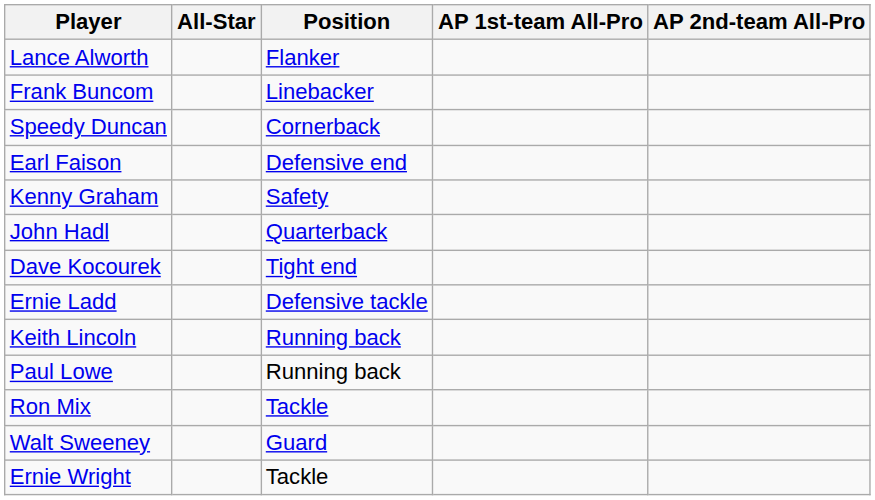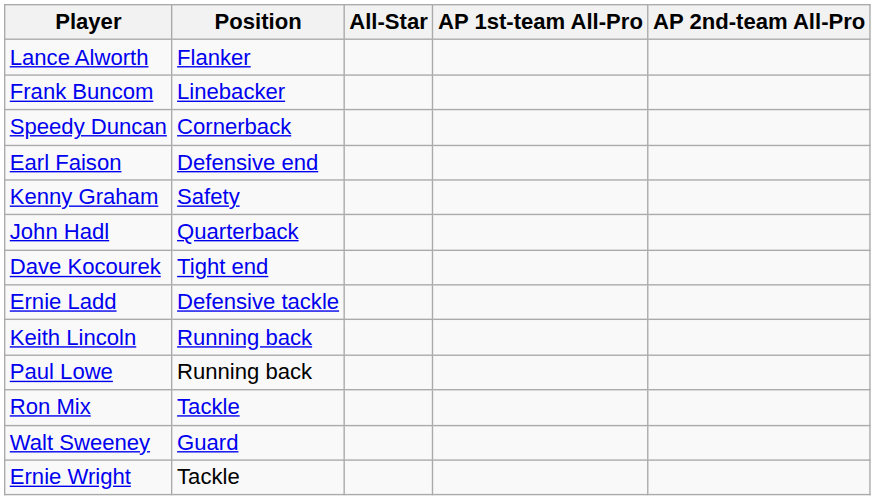columns swapped: (347, 22) <-> (216, 22)
